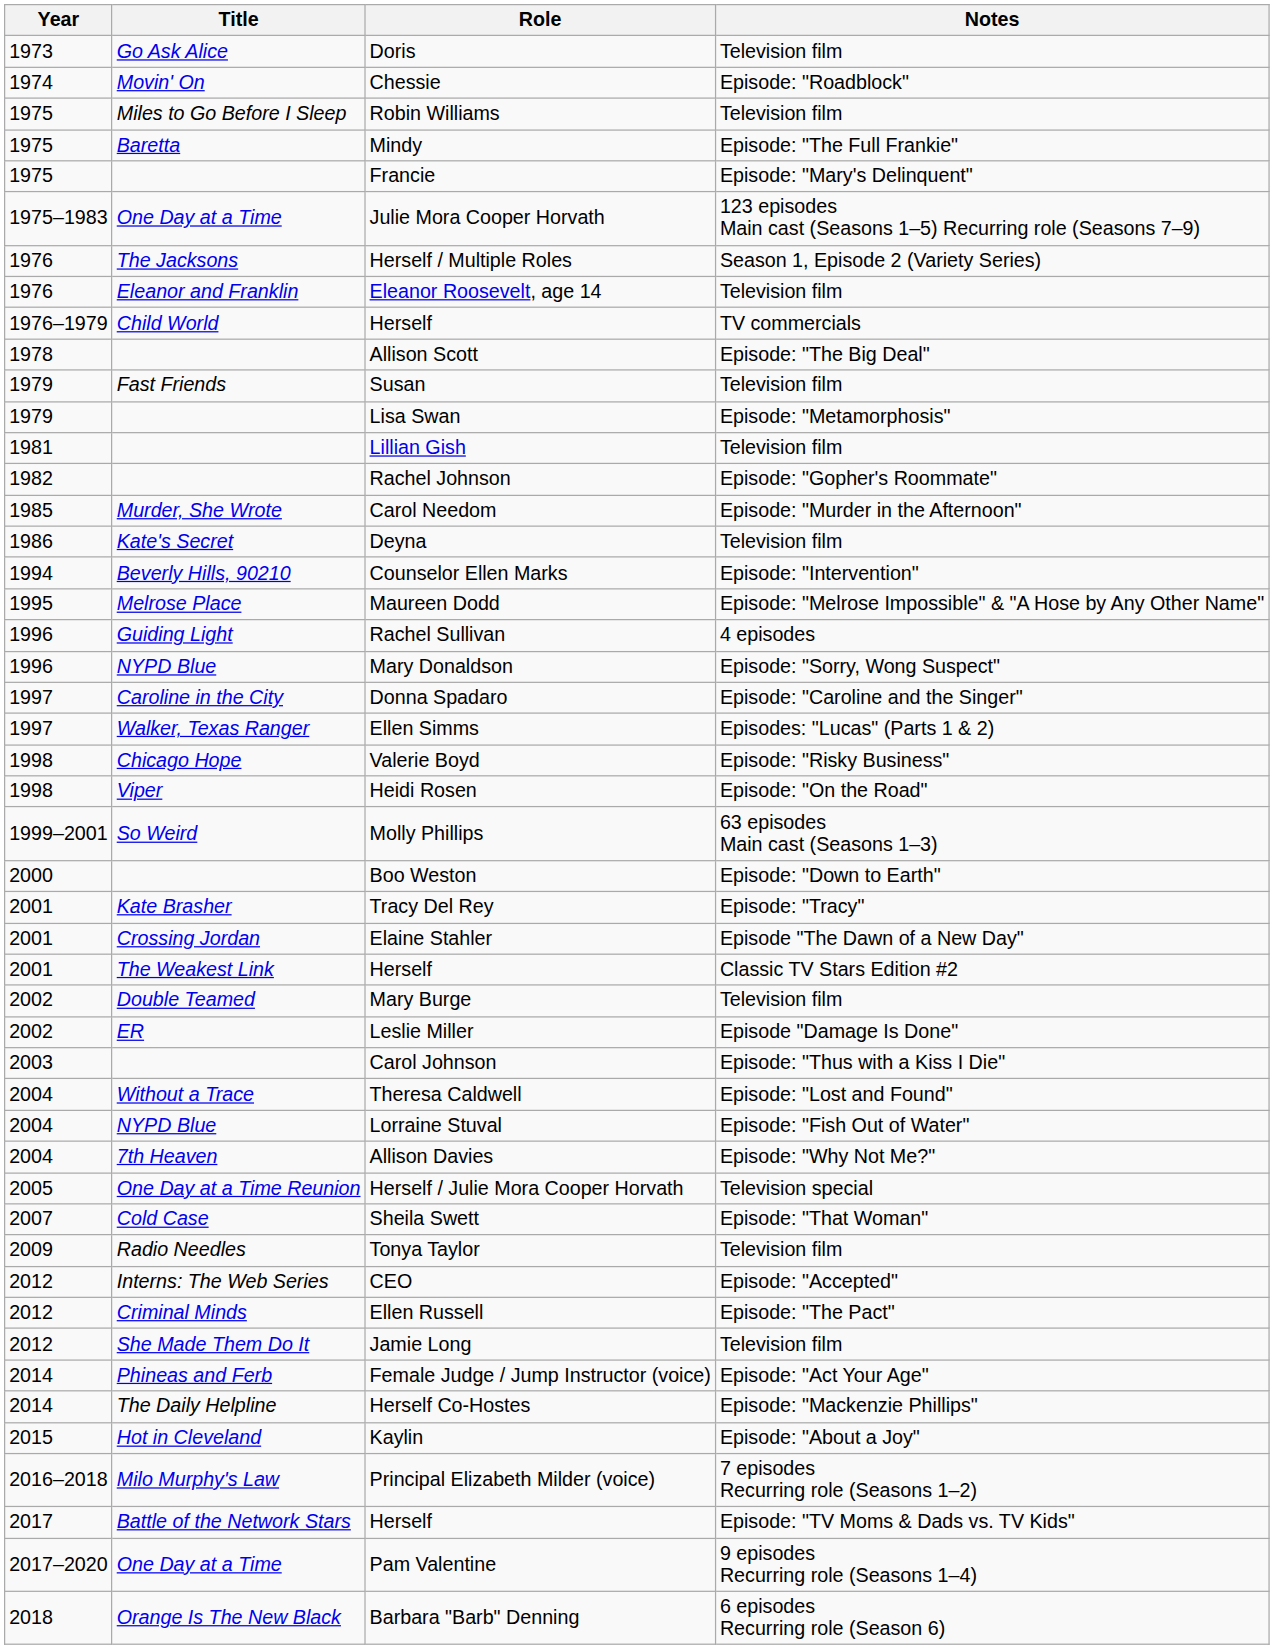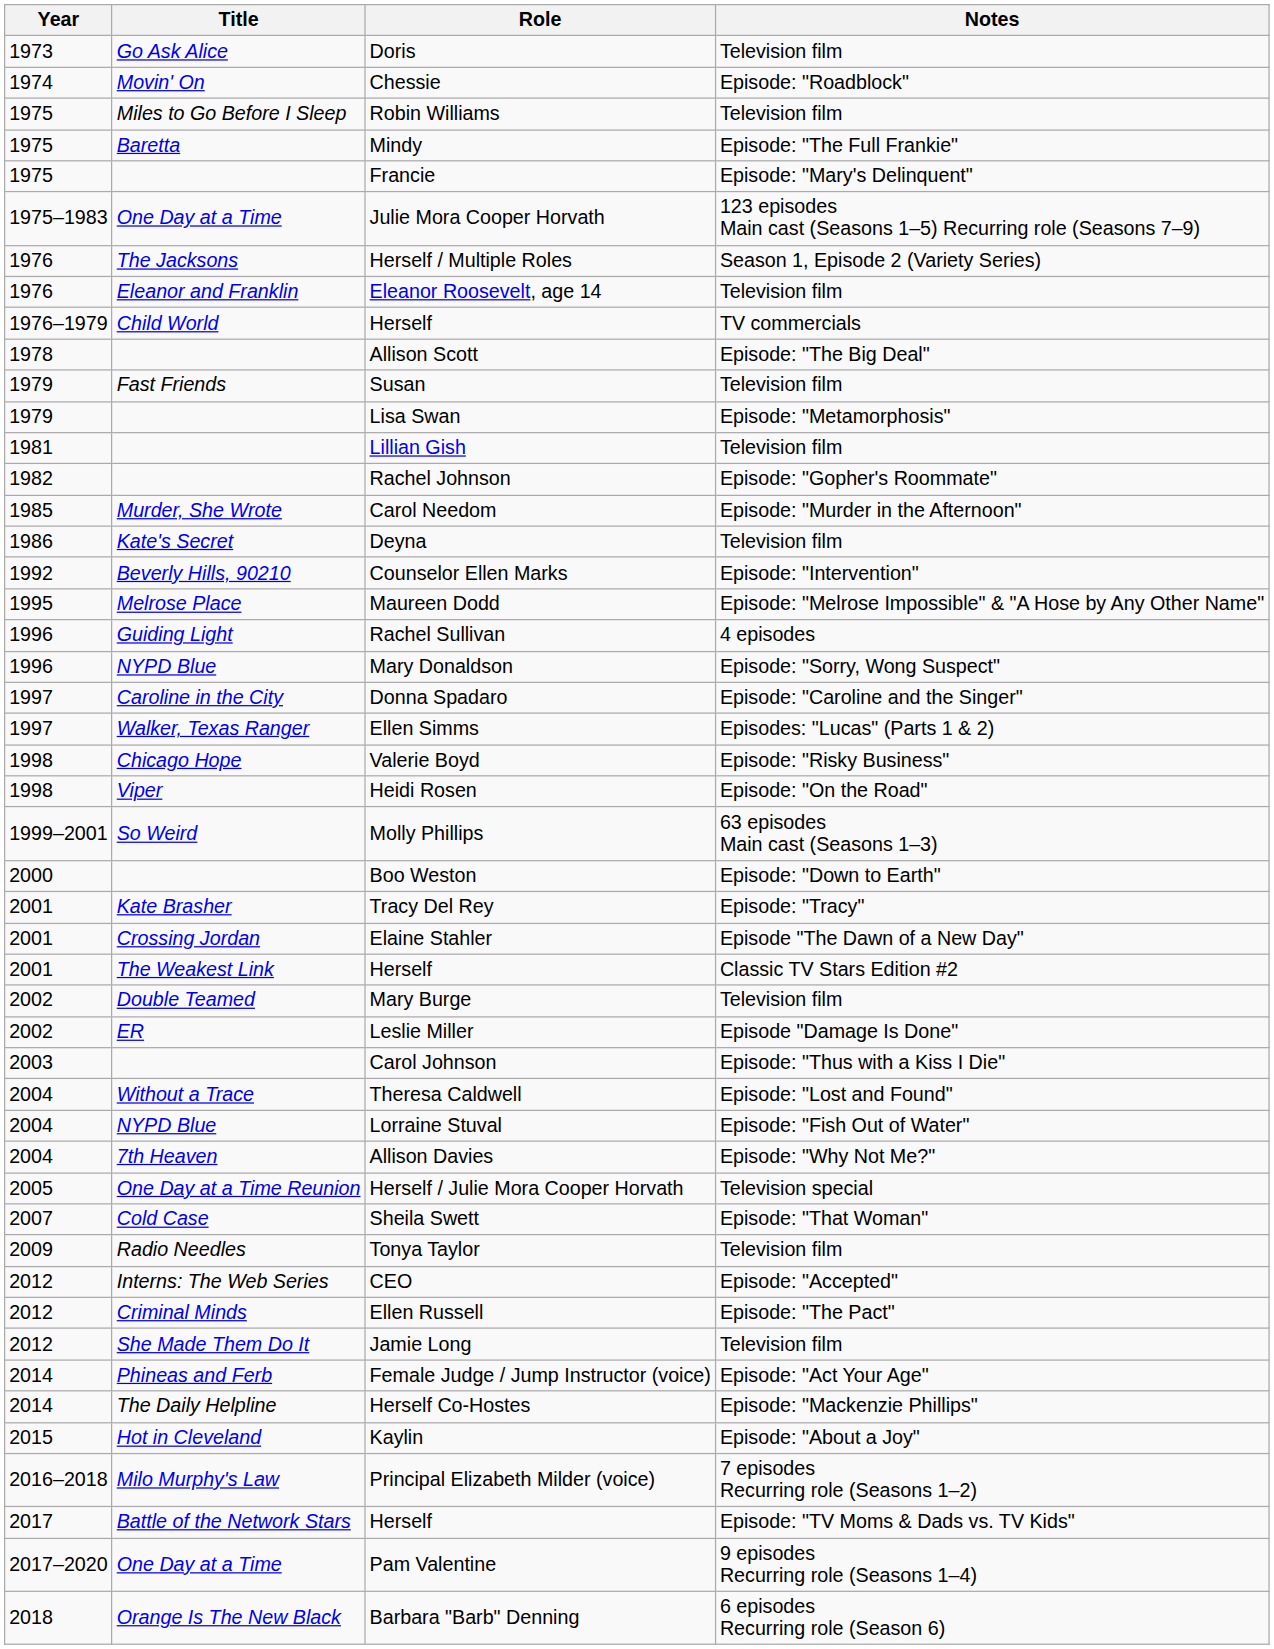(31, 572) 1994 -> (31, 572) 1992
